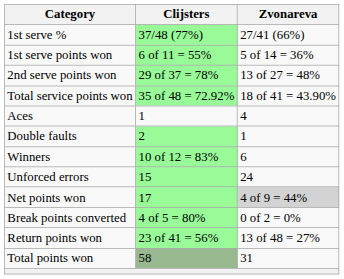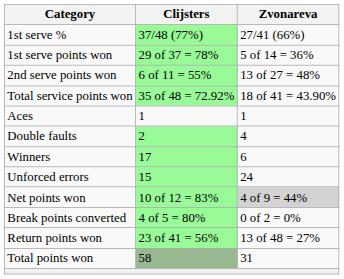(175, 55) 6 of 11 = 55% -> (178, 55) 29 of 37 = 78%
(178, 75) 29 of 37 = 78% -> (175, 75) 6 of 11 = 55%
(243, 116) 4 -> (243, 116) 1
(243, 136) 1 -> (243, 136) 4
(178, 156) 10 of 12 = 83% -> (145, 156) 17
(145, 197) 17 -> (178, 197) 10 of 12 = 83%
